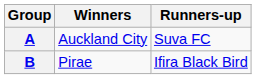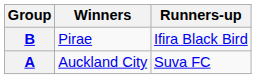rows swapped: (30, 39) <-> (30, 62)
